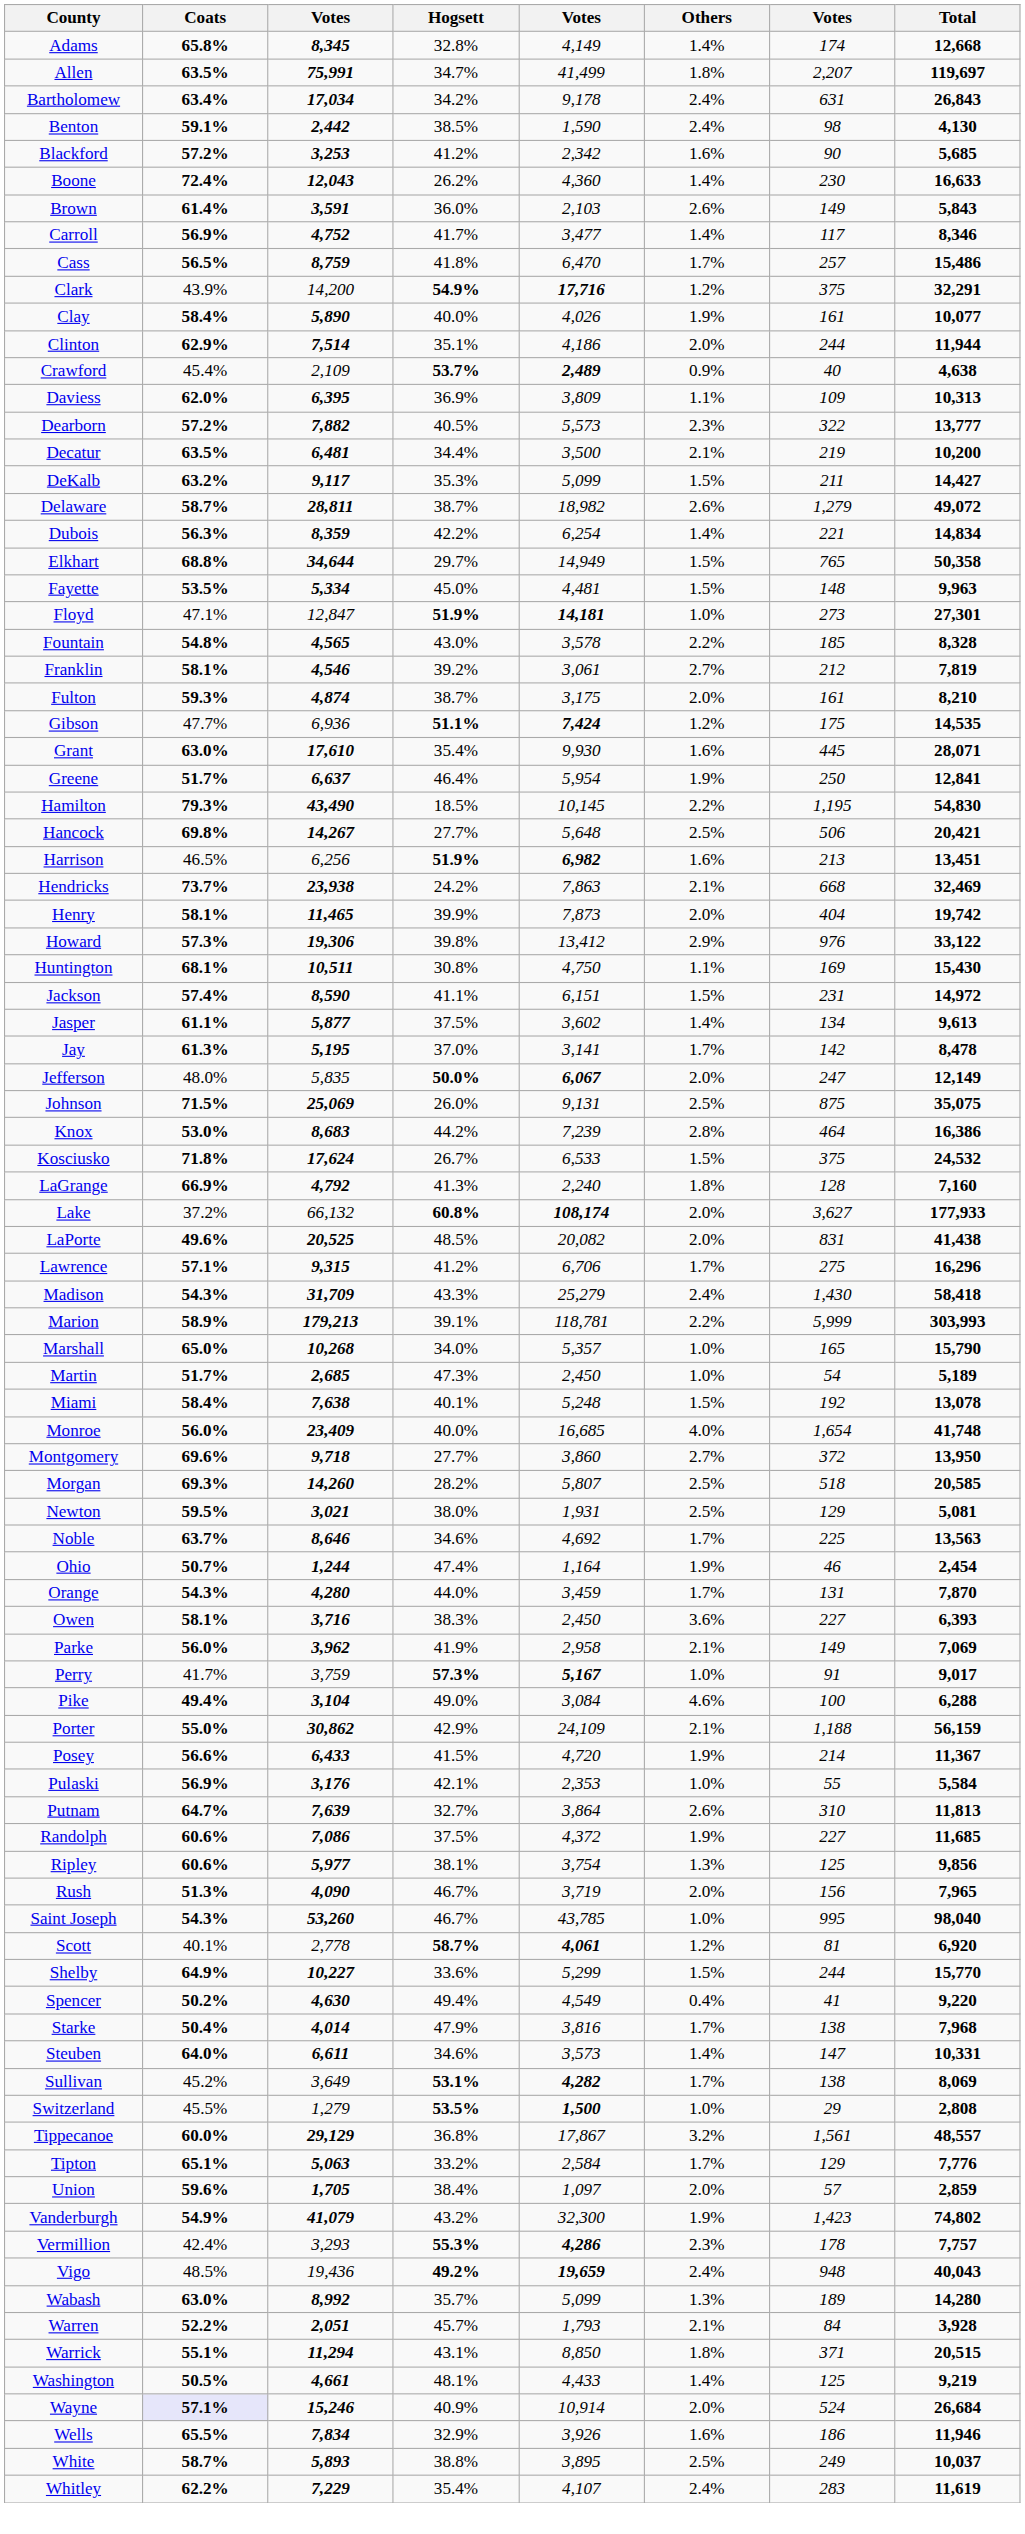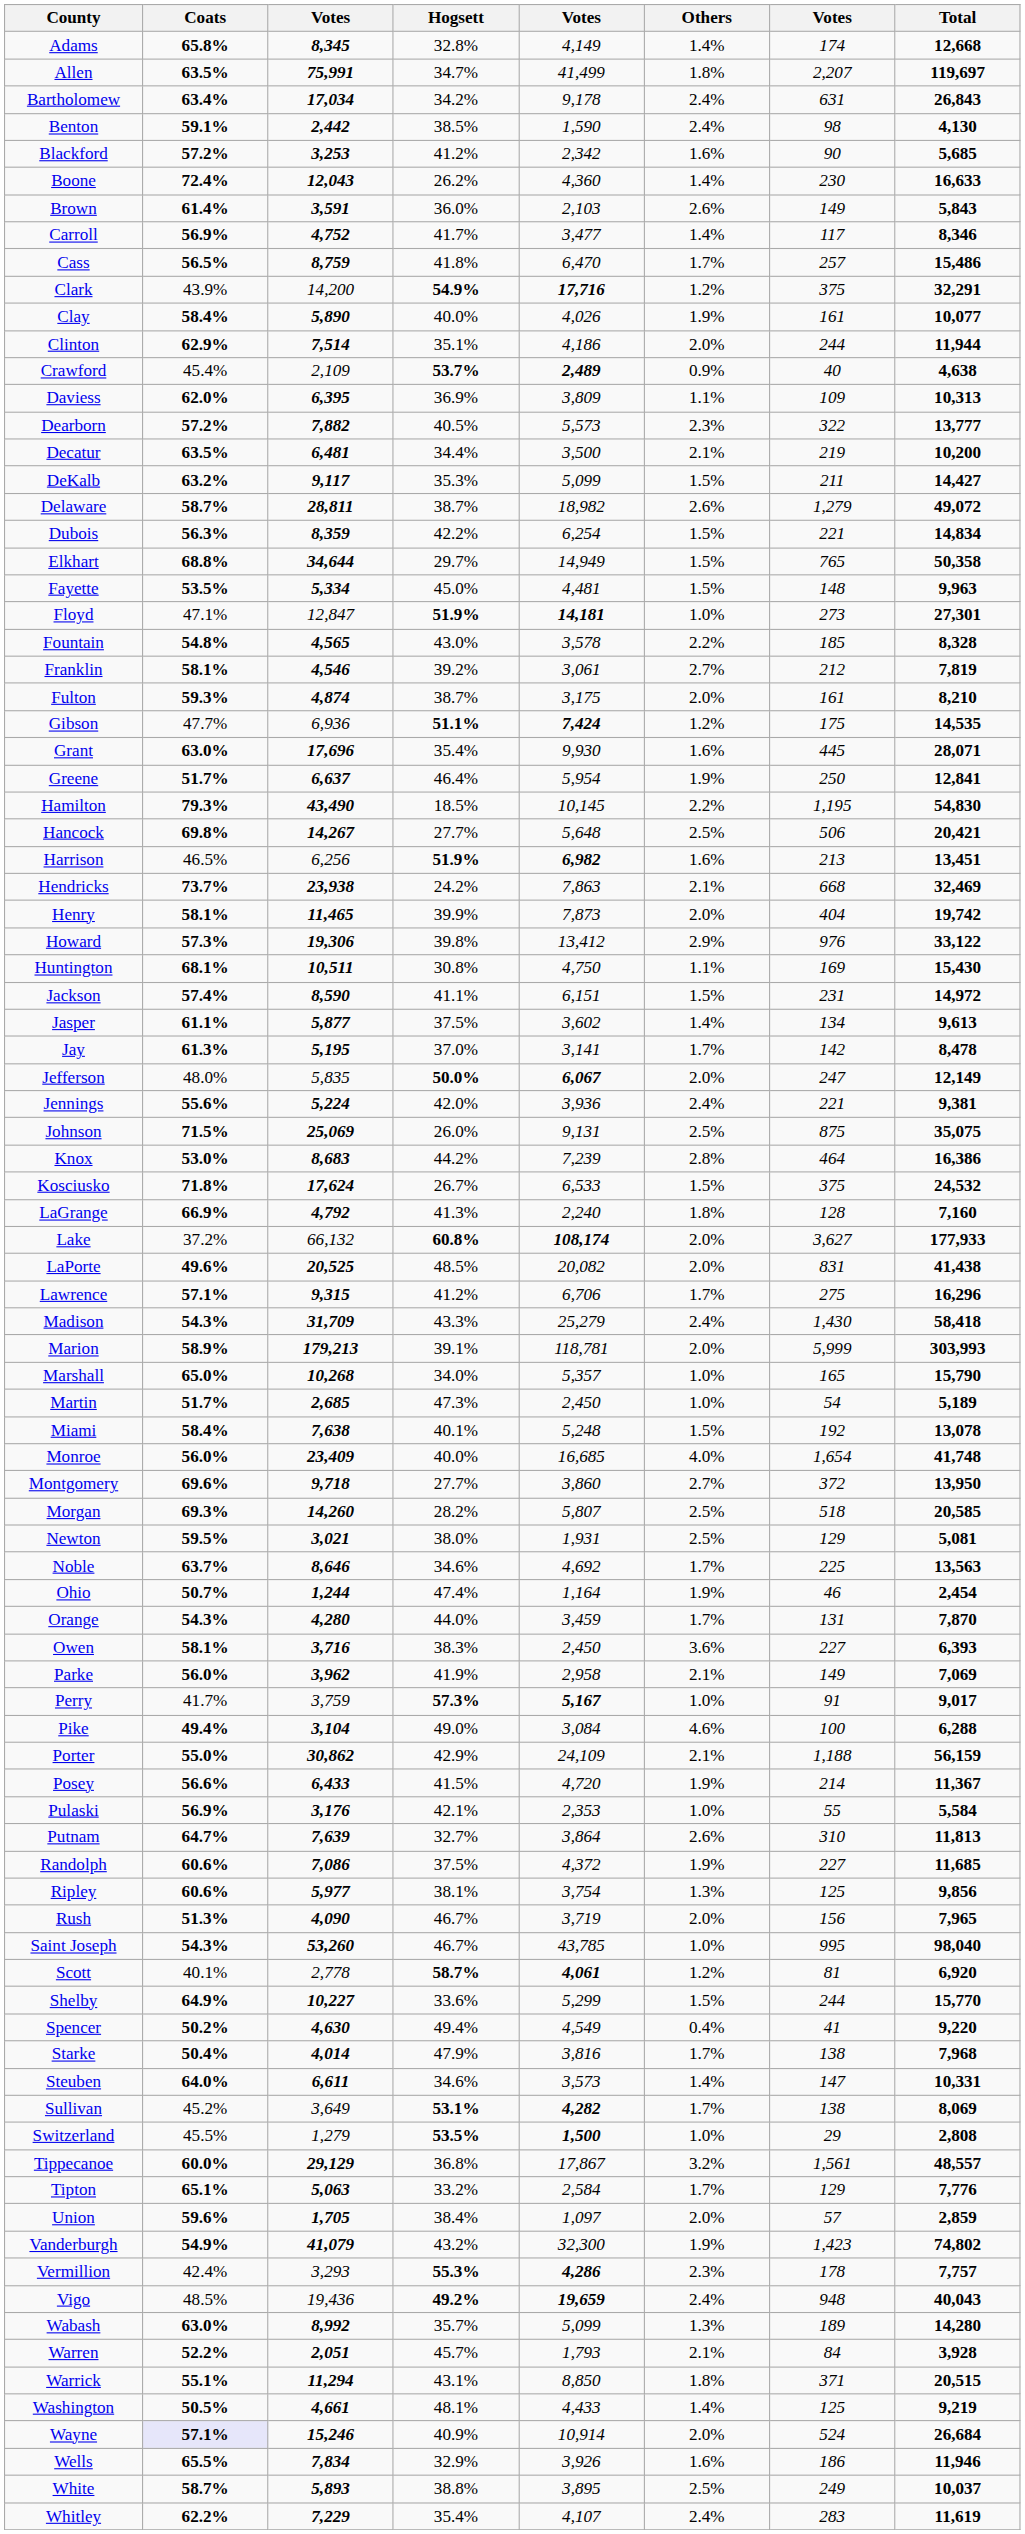(707, 533) 1.4% -> (707, 533) 1.5%
(331, 751) 17,610 -> (331, 751) 17,696
+ row: (73, 1104)
(707, 1321) 2.2% -> (707, 1348) 2.0%
